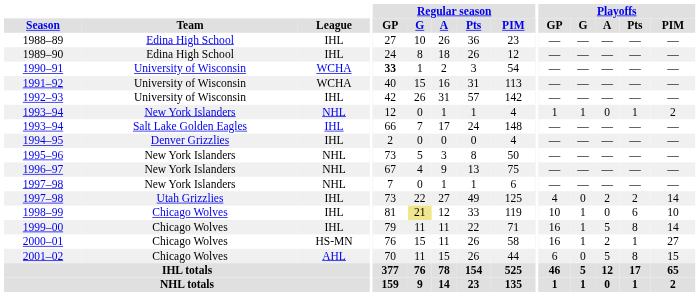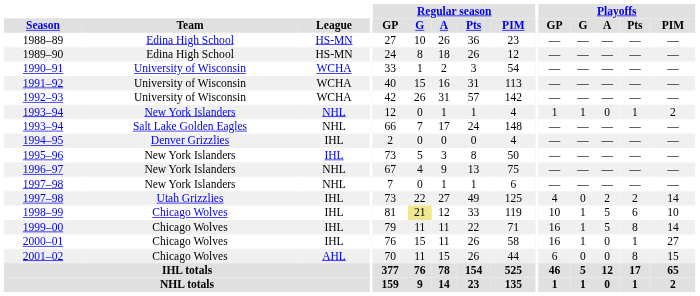(334, 40) IHL -> (334, 40) HS-MN
(334, 54) IHL -> (334, 54) HS-MN
(390, 68) bold -> (390, 68) normal
(334, 97) IHL -> (334, 97) WCHA
(334, 126) IHL -> (334, 126) NHL
(334, 155) NHL -> (334, 155) IHL
(607, 212) 0 -> (607, 212) 5
(334, 241) HS-MN -> (334, 241) IHL
(607, 241) 2 -> (607, 241) 0
(607, 256) 5 -> (607, 256) 0
